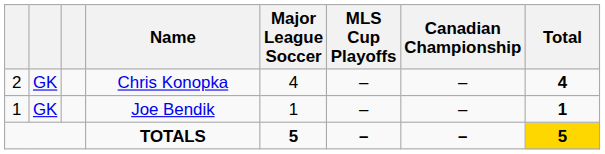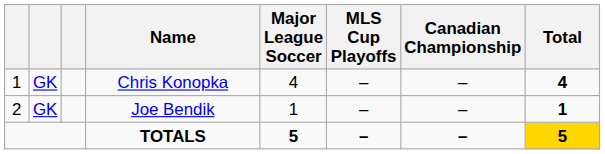(17, 83) 2 -> (17, 83) 1
(17, 109) 1 -> (17, 109) 2
